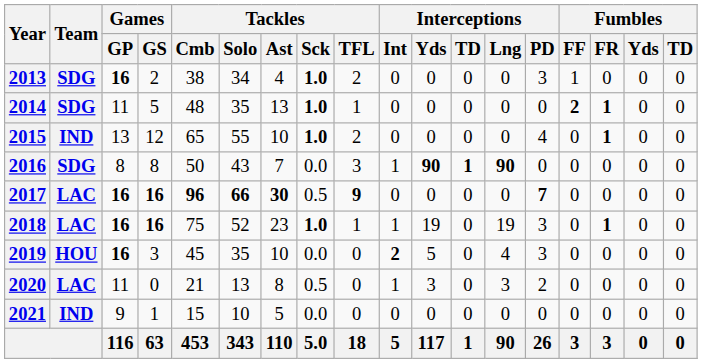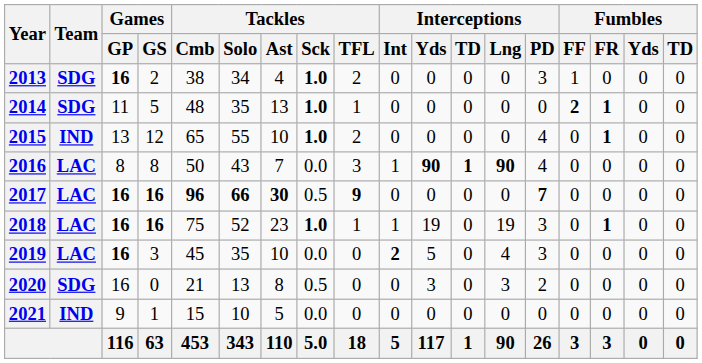(76, 166) SDG -> (76, 166) LAC
(542, 166) 0 -> (542, 166) 4
(76, 254) HOU -> (76, 254) LAC
(76, 284) LAC -> (76, 284) SDG
(120, 284) 11 -> (120, 284) 16
(395, 284) 1 -> (395, 284) 0
